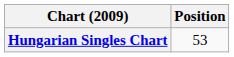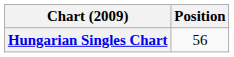(200, 39) 53 -> (200, 39) 56
